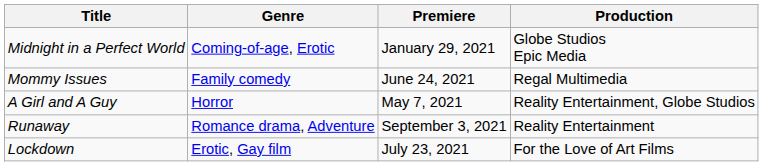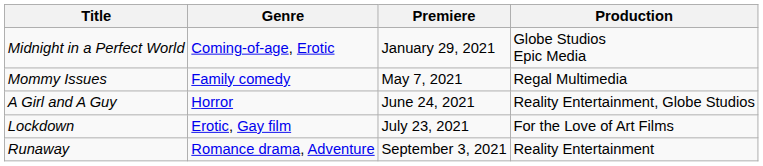(428, 79) June 24, 2021 -> (422, 79) May 7, 2021
(422, 102) May 7, 2021 -> (428, 102) June 24, 2021
rows swapped: (41, 149) <-> (39, 126)
